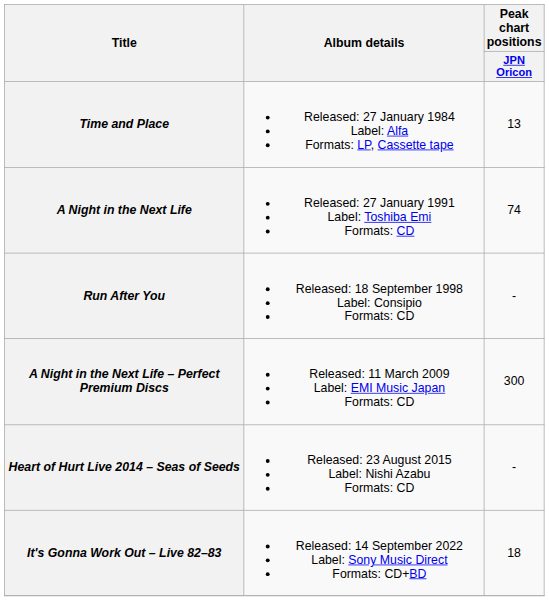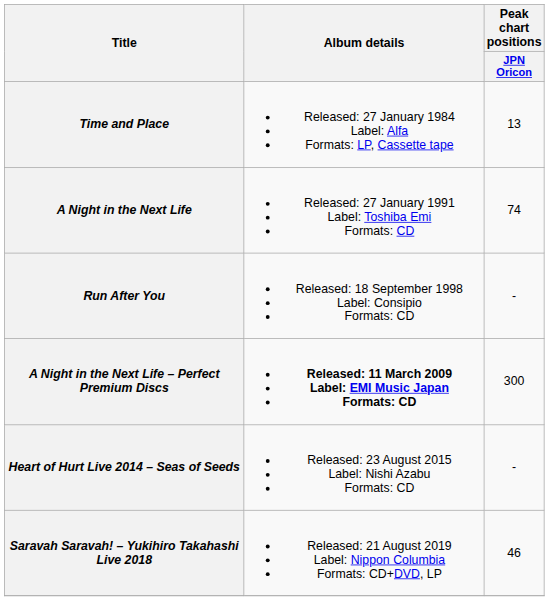(364, 389) normal -> (364, 389) bold
+ row: (124, 553)
- row: (124, 553)
